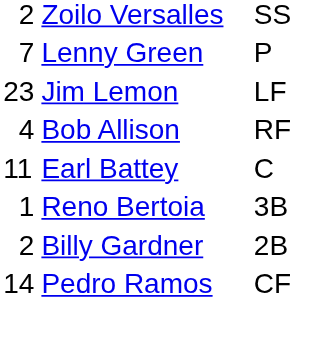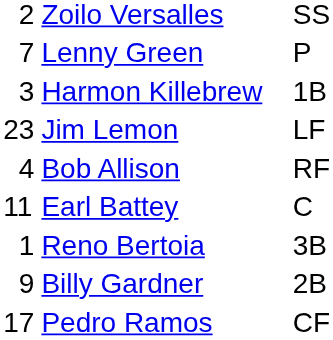+ row: (164, 91)
(19, 245) 2 -> (19, 284) 9
(19, 284) 14 -> (19, 322) 17
